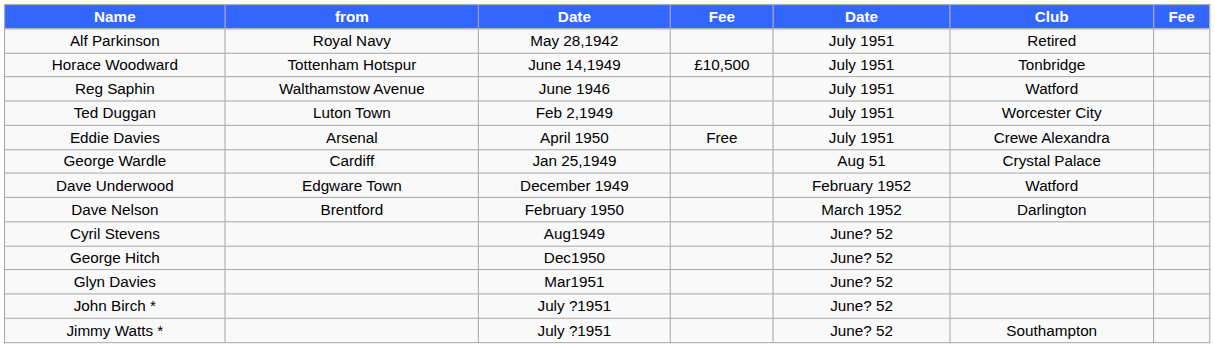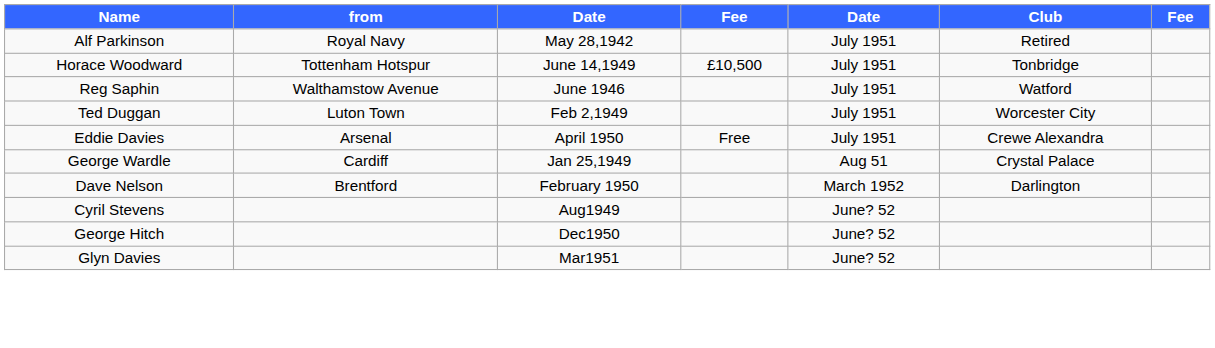- row: (115, 186)
- row: (115, 306)
- row: (115, 330)
